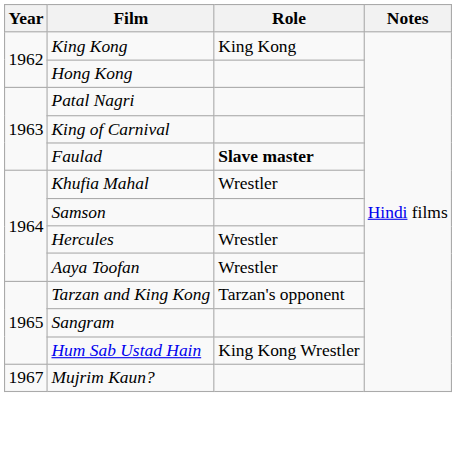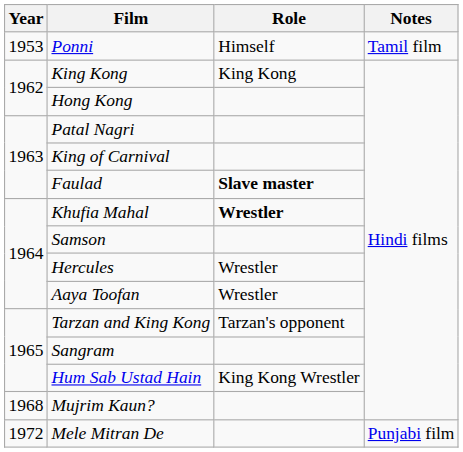+ row: (72, 45)
(248, 184) normal -> (251, 211) bold
(26, 377) 1967 -> (26, 405) 1968
+ row: (108, 433)
